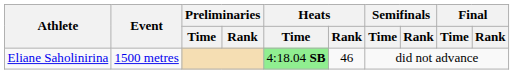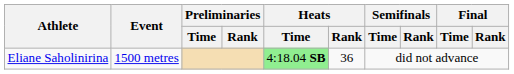(347, 58) 46 -> (347, 58) 36
